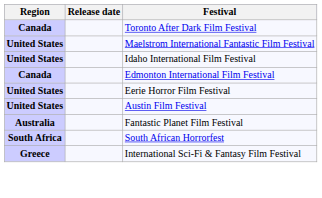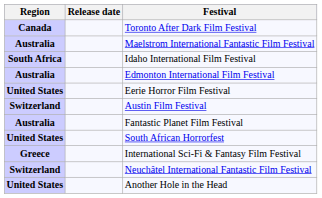(35, 43) United States -> (35, 43) Australia
(35, 59) United States -> (35, 59) South Africa
(35, 75) Canada -> (35, 75) Australia
(35, 106) United States -> (35, 106) Switzerland
(35, 138) South Africa -> (35, 138) United States
+ row: (218, 169)
+ row: (176, 185)
